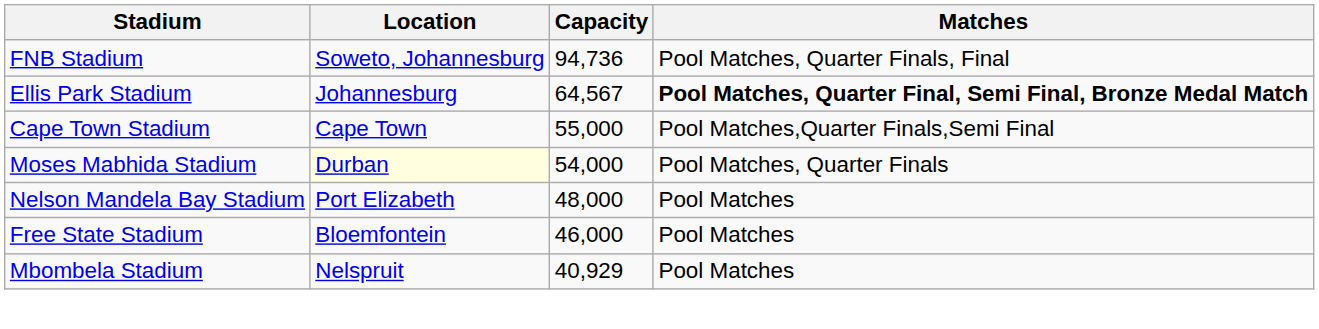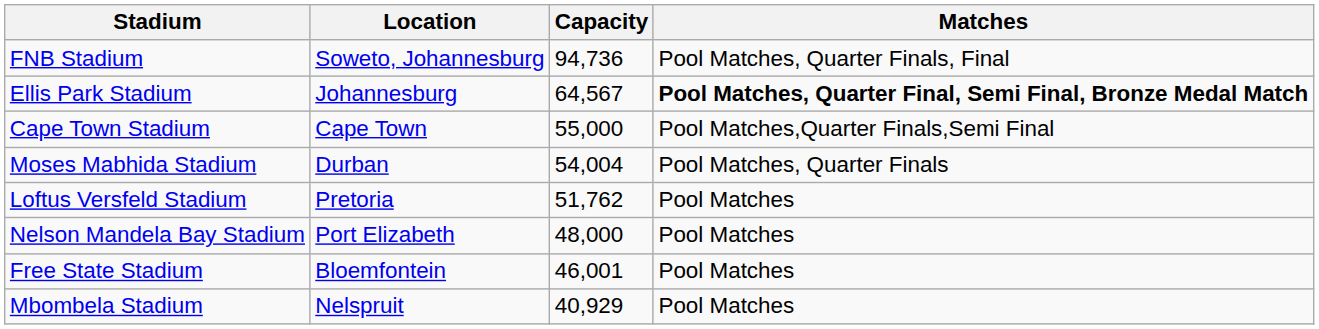(352, 164) lightyellow background -> (352, 164) no background
(589, 164) 54,000 -> (589, 164) 54,004
+ row: (128, 199)
(589, 235) 46,000 -> (589, 270) 46,001
